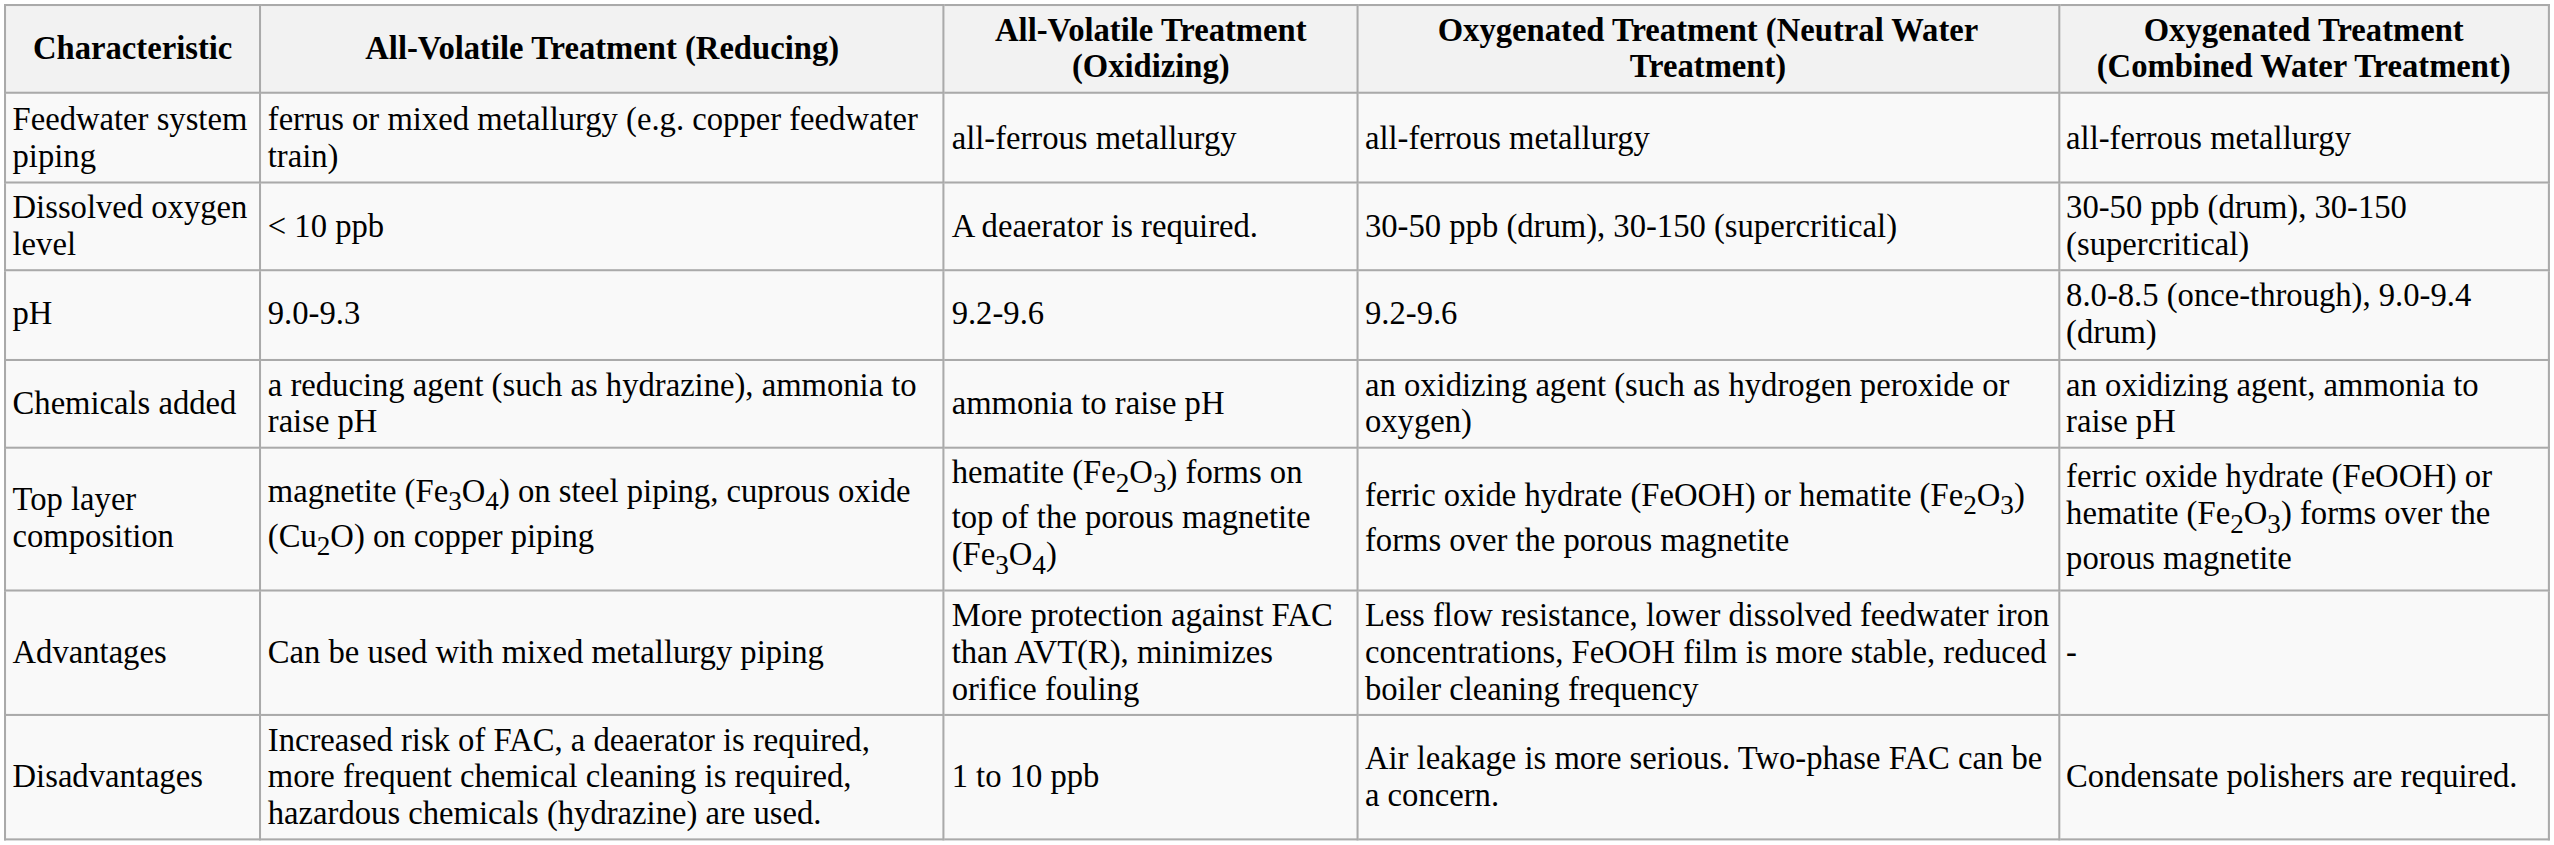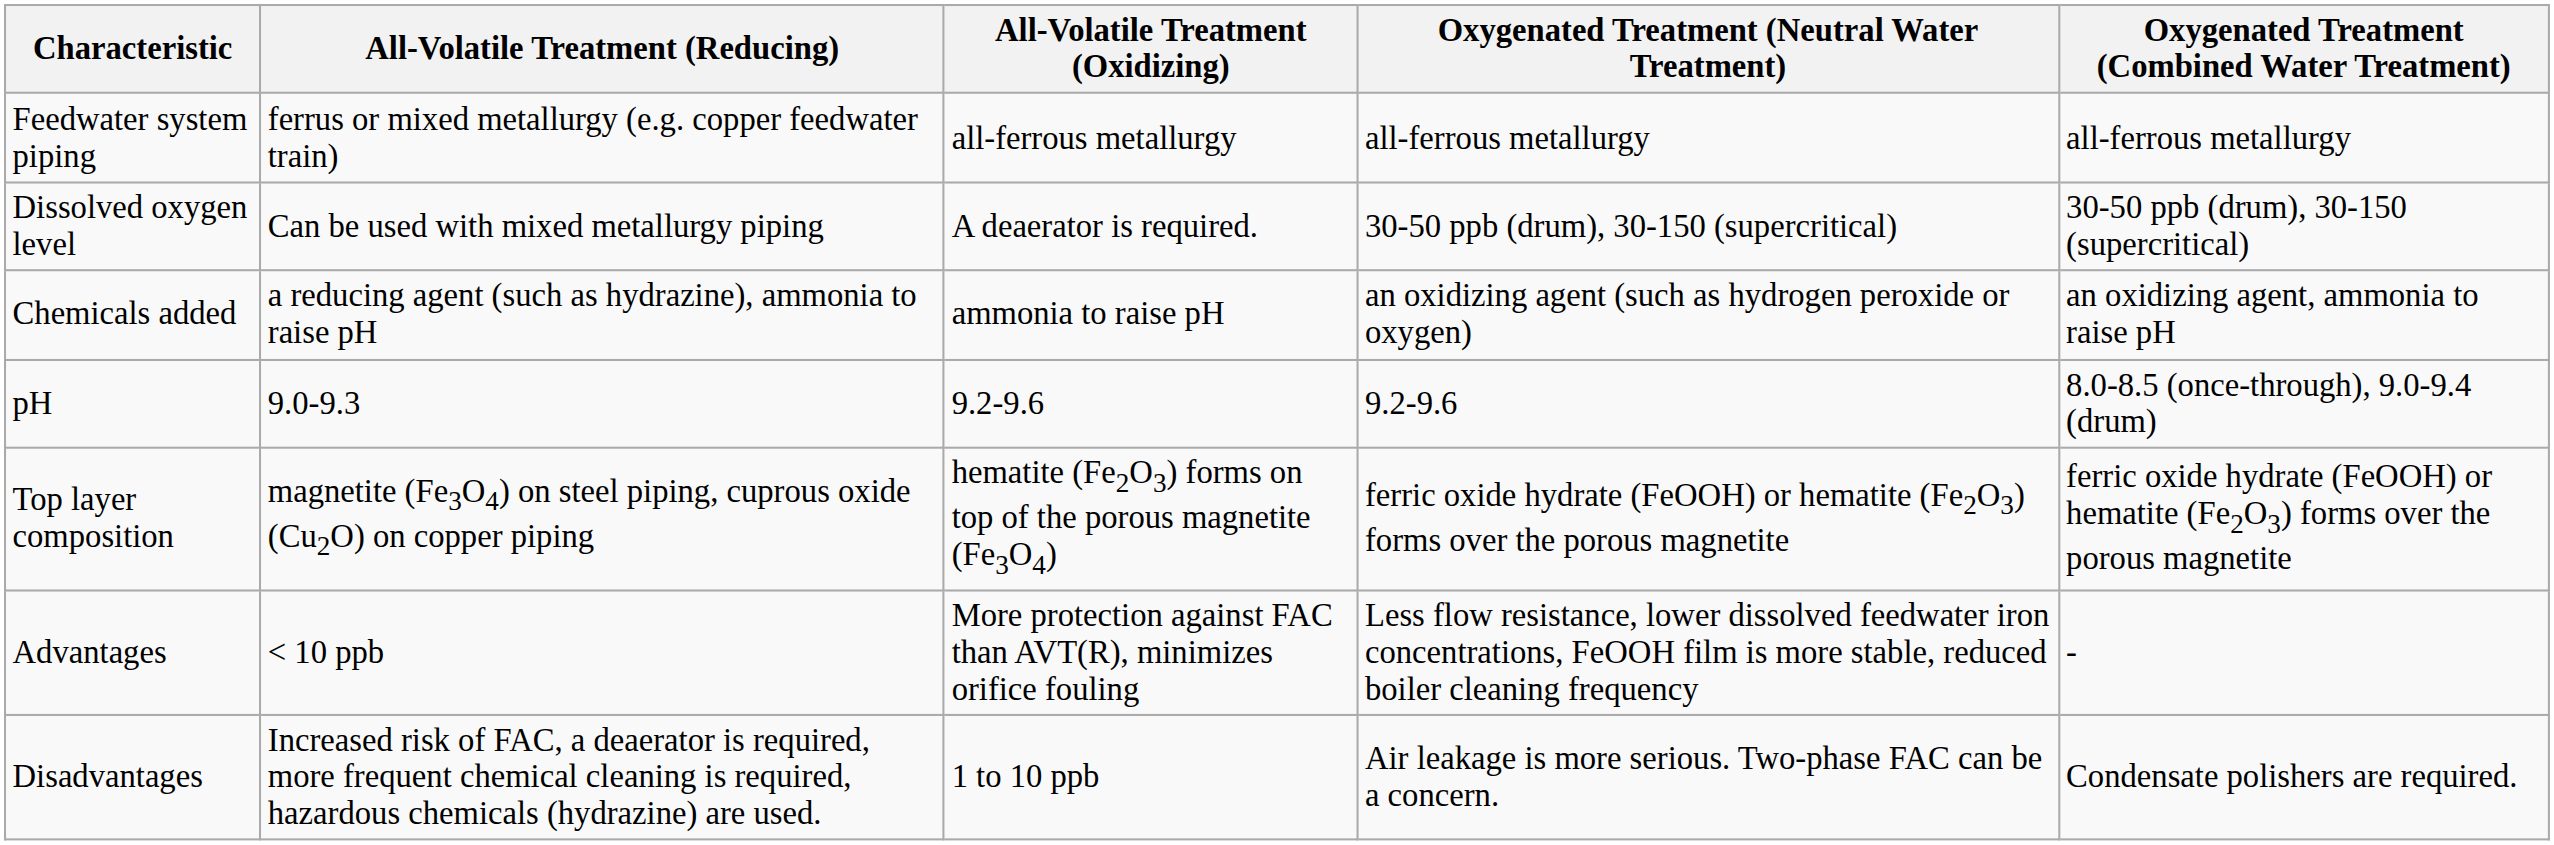(326, 225) < 10 ppb -> (546, 225) Can be used with mixed metallurgy piping
rows swapped: (124, 402) <-> (32, 314)
(546, 651) Can be used with mixed metallurgy piping -> (326, 651) < 10 ppb
